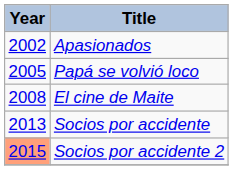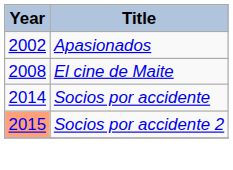- row: (126, 72)
(27, 125) 2013 -> (27, 98) 2014
